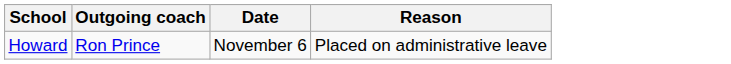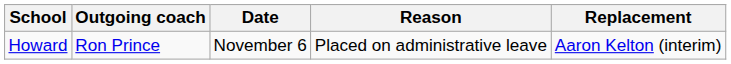+ column: (638, 18)
